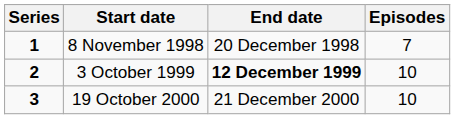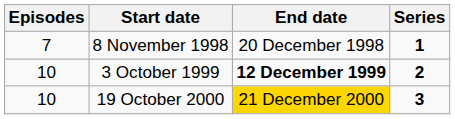columns swapped: (34, 18) <-> (407, 18)
(286, 99) no background -> (311, 99) gold background
